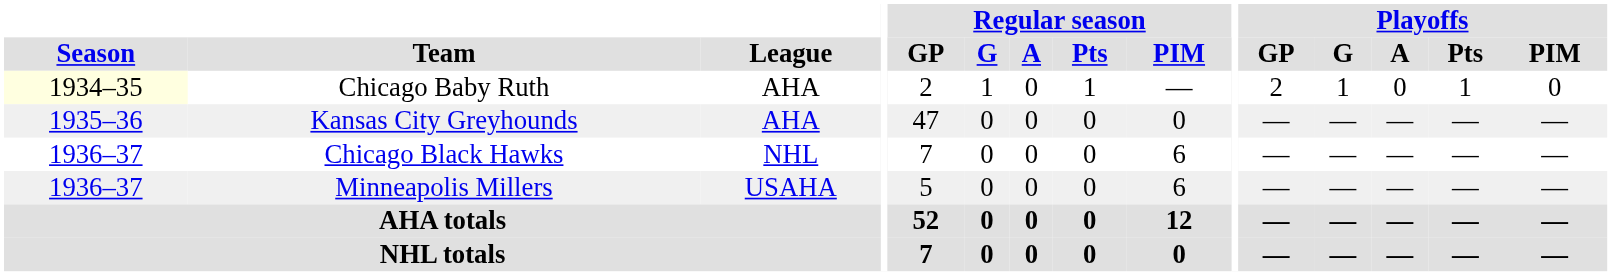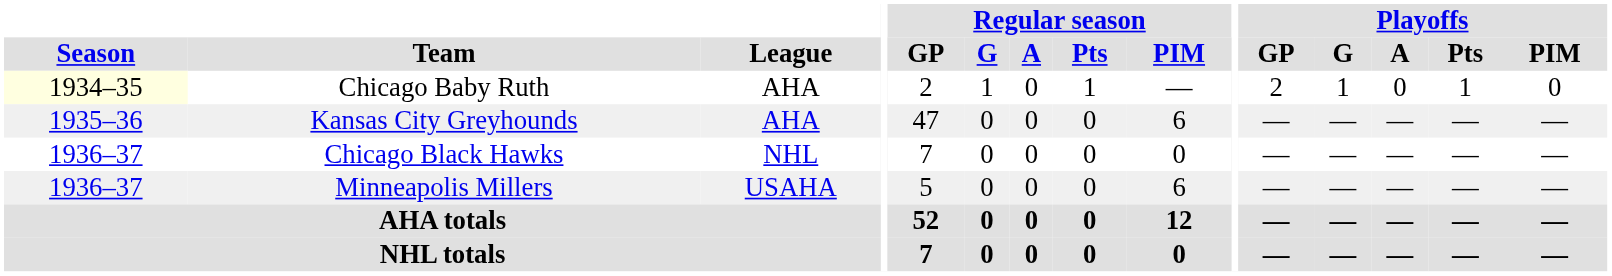(1179, 120) 0 -> (1179, 120) 6
(1179, 153) 6 -> (1179, 153) 0
